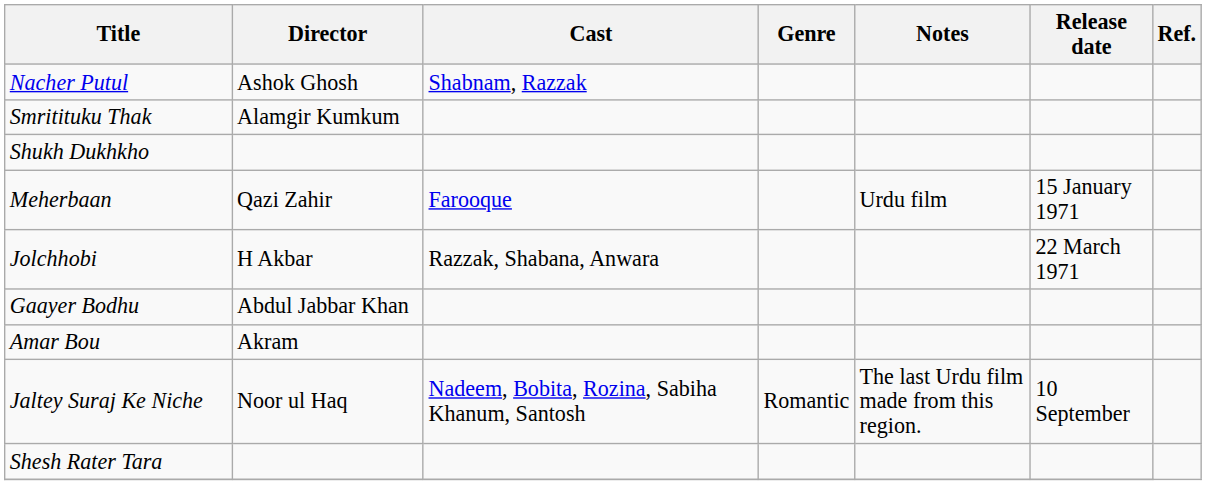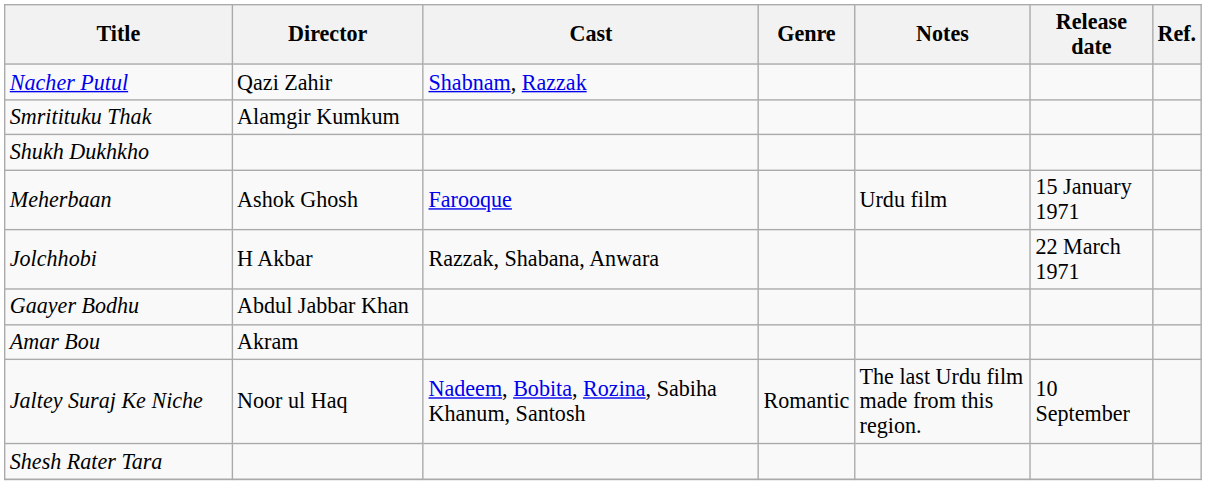(298, 81) Ashok Ghosh -> (285, 81) Qazi Zahir
(285, 199) Qazi Zahir -> (298, 199) Ashok Ghosh
